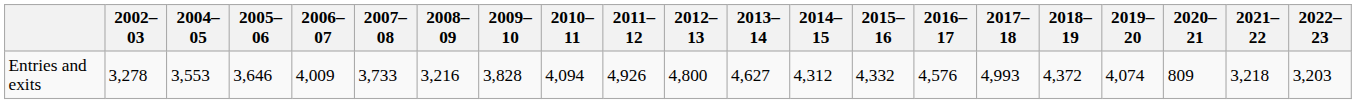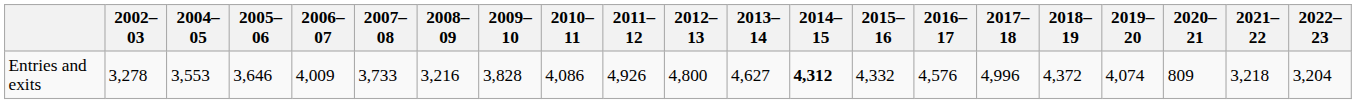(565, 74) 4,094 -> (565, 74) 4,086
(813, 74) normal -> (813, 74) bold
(1000, 74) 4,993 -> (1000, 74) 4,996
(1312, 74) 3,203 -> (1312, 74) 3,204
